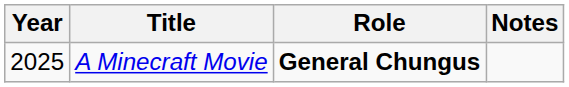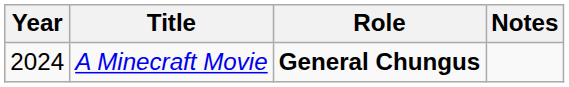(37, 61) 2025 -> (37, 61) 2024
